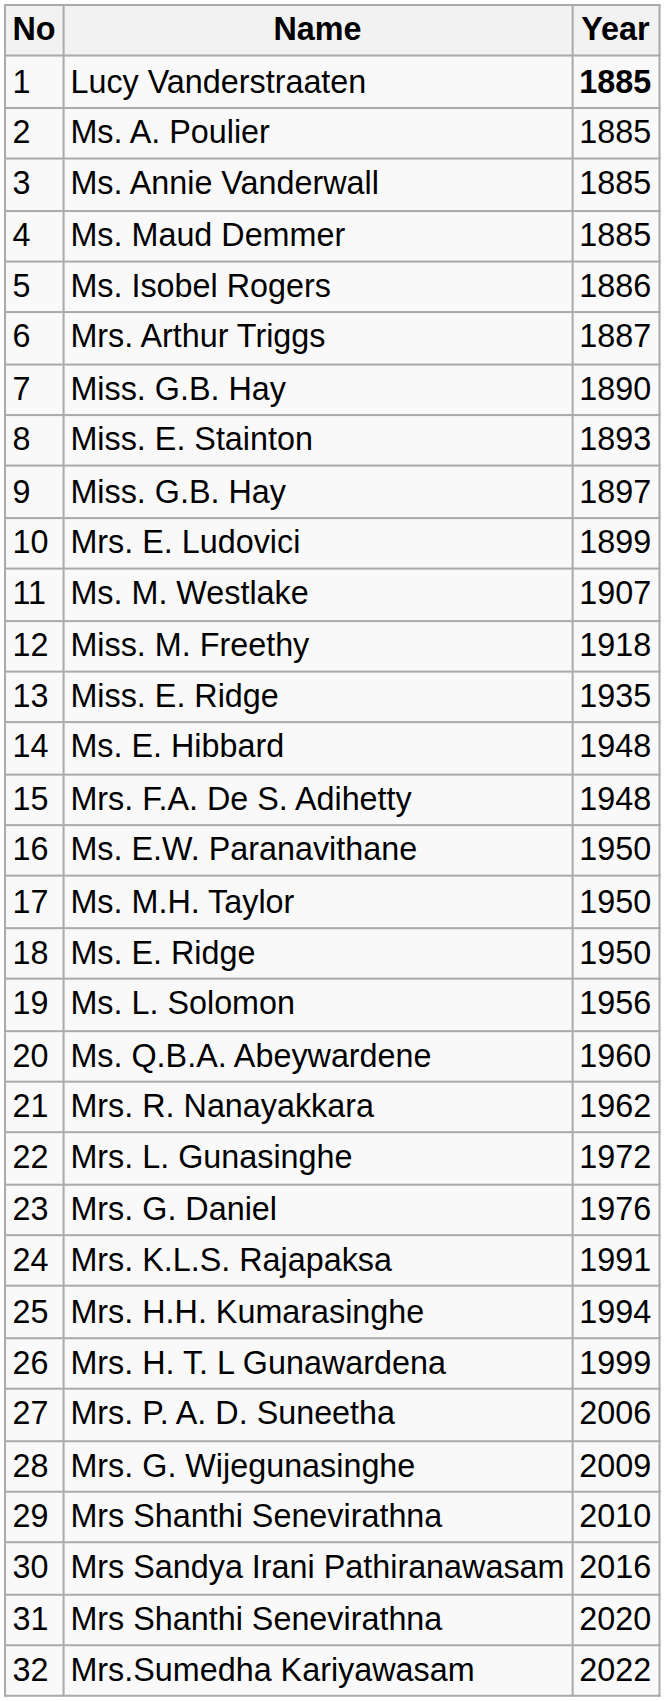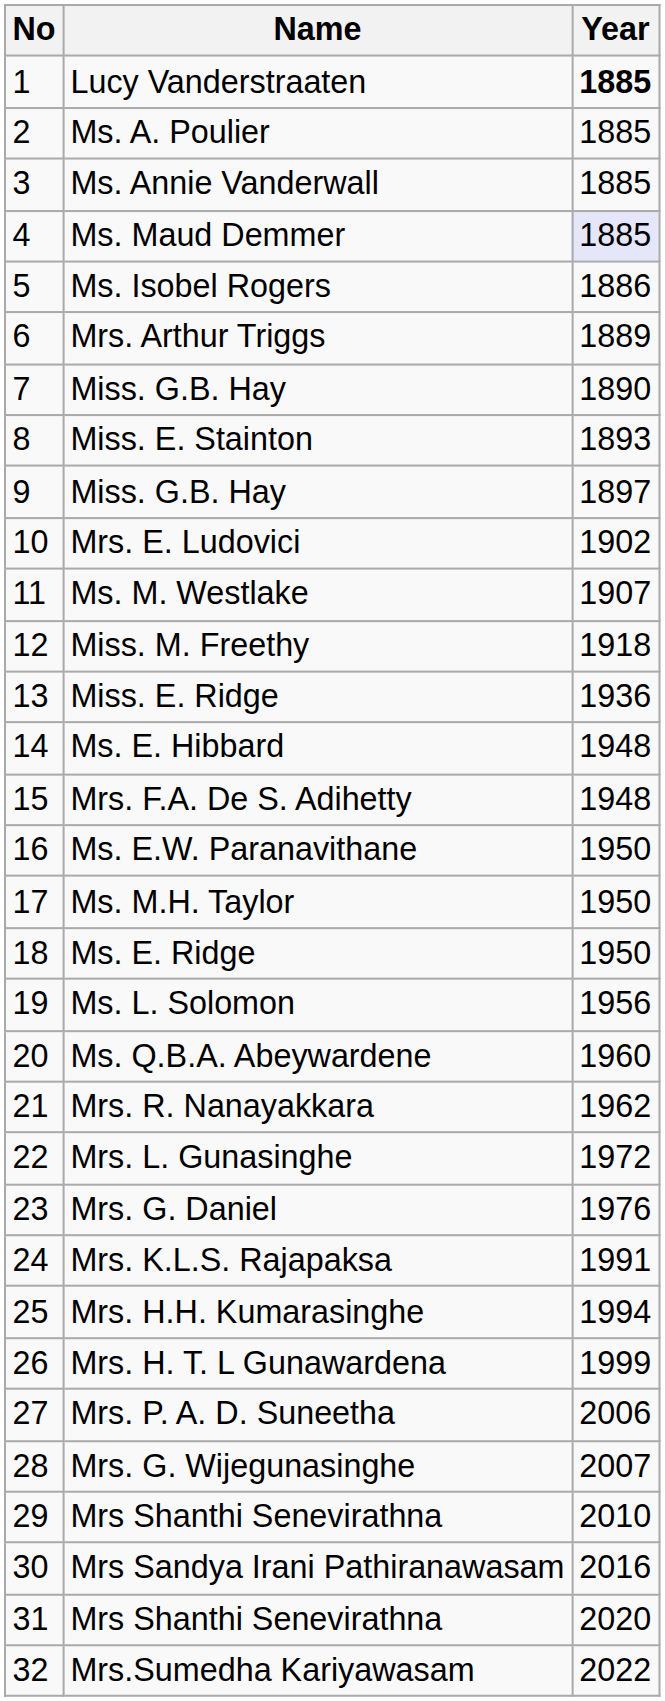(615, 235) no background -> (615, 235) lavender background
(615, 337) 1887 -> (615, 337) 1889
(615, 542) 1899 -> (615, 542) 1902
(615, 696) 1935 -> (615, 696) 1936
(615, 1465) 2009 -> (615, 1465) 2007
